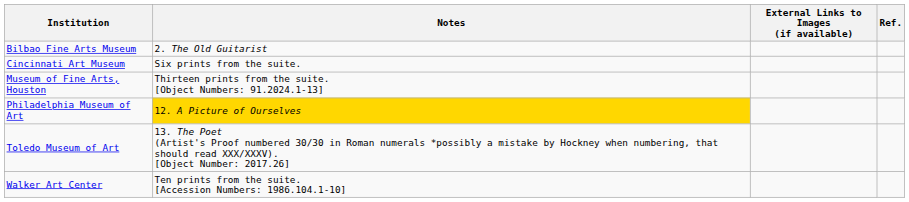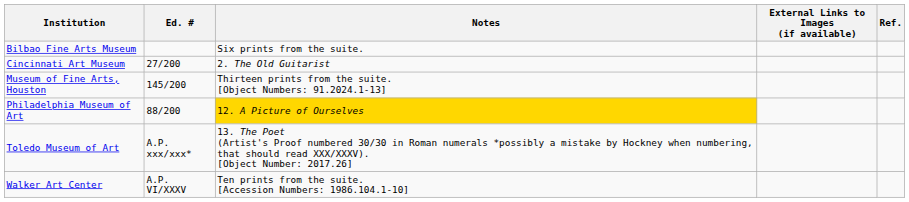+ column: (180, 23)
(211, 49) 2. The Old Guitarist -> (291, 49) Six prints from the suite.
(228, 64) Six prints from the suite. -> (274, 64) 2. The Old Guitarist
